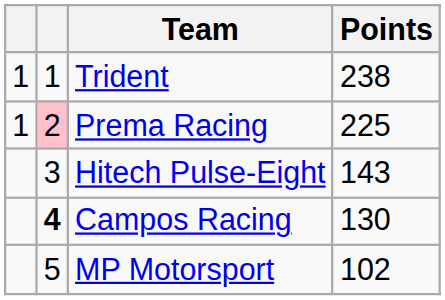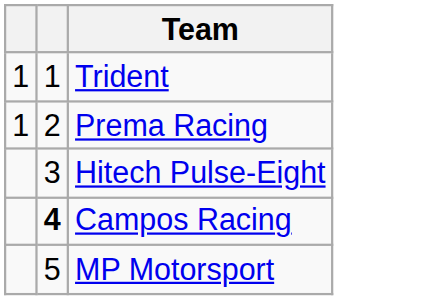- column: (386, 29)
(52, 125) pink background -> (52, 125) no background
